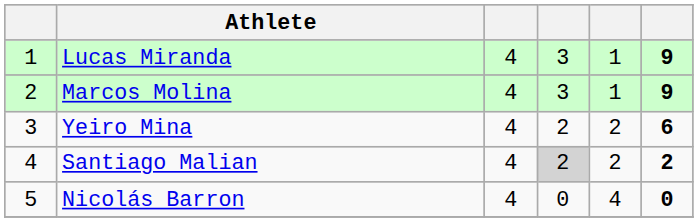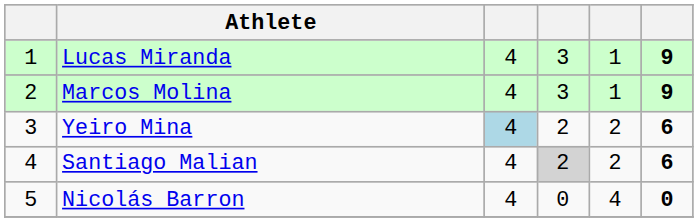(511, 129) no background -> (511, 129) lightblue background
(667, 164) 2 -> (667, 164) 6
